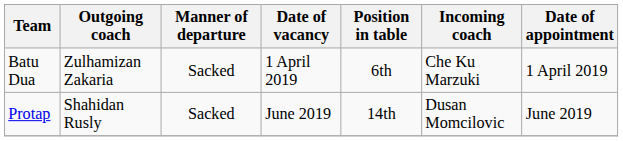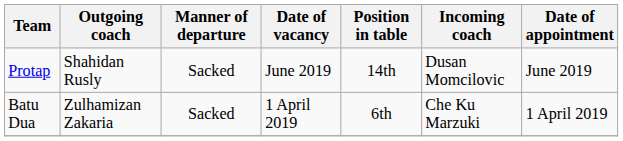rows swapped: (23, 70) <-> (29, 114)
